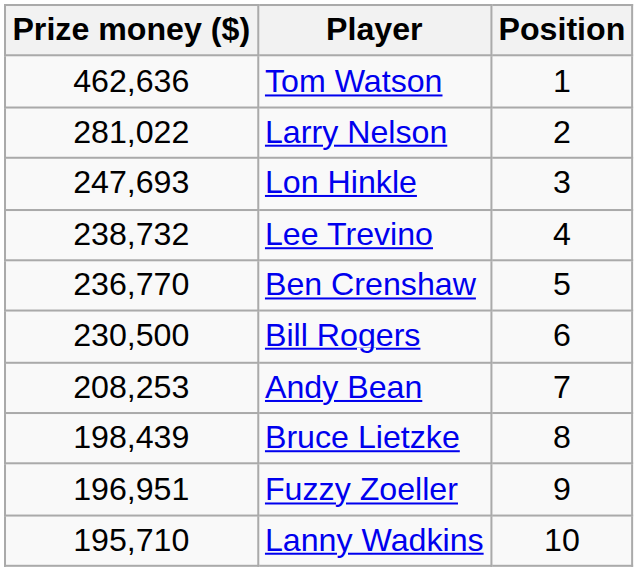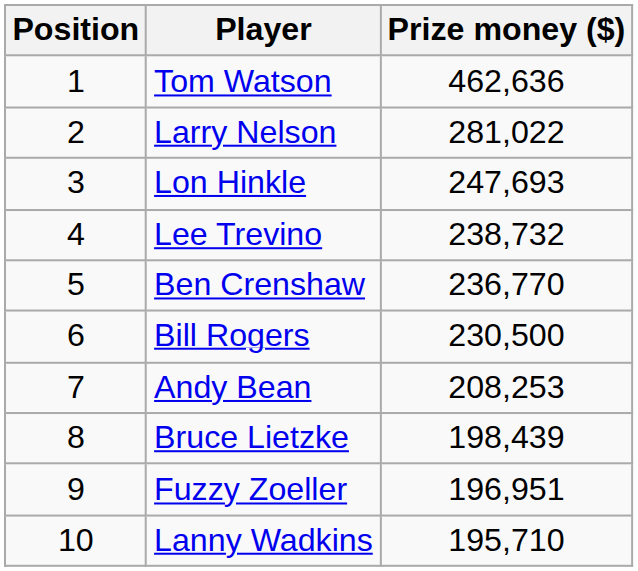columns swapped: (562, 30) <-> (131, 30)
